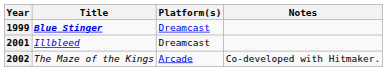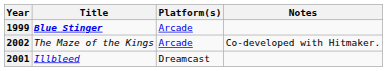(184, 28) Dreamcast -> (176, 28) Arcade
rows swapped: (18, 43) <-> (18, 58)
